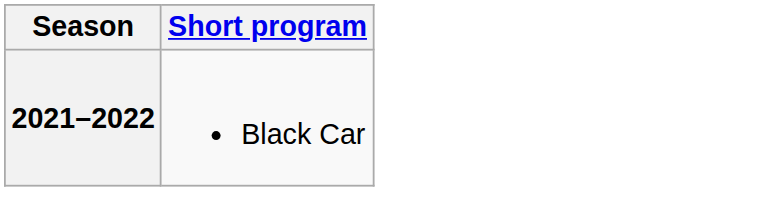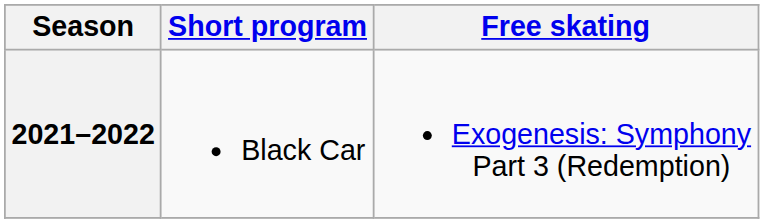+ column: (566, 27)
